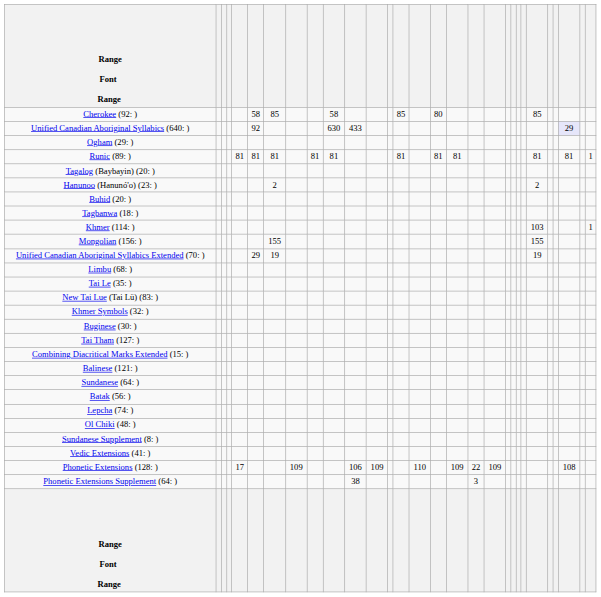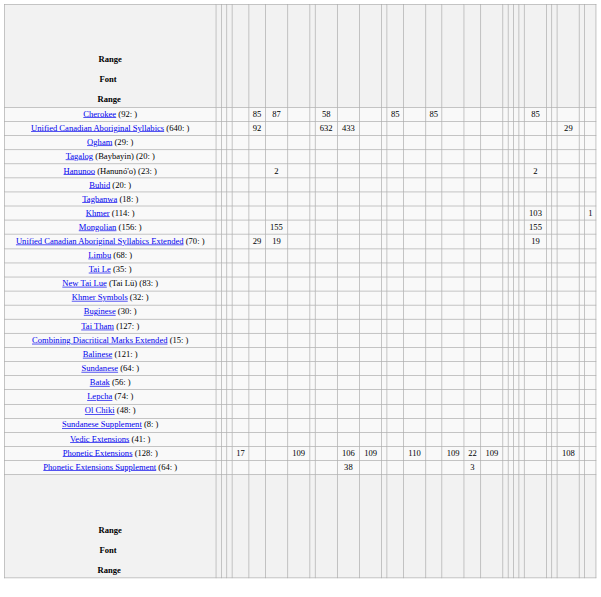(256, 114) 58 -> (257, 114) 85
(275, 114) 85 -> (276, 114) 87
(438, 114) 80 -> (434, 114) 85
(334, 128) 630 -> (326, 128) 632
(569, 128) lavender background -> (568, 128) no background
- row: (110, 156)
